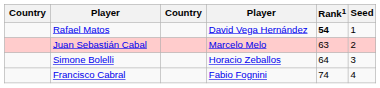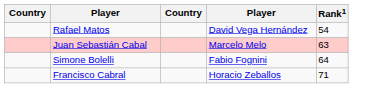- column: (362, 13)
(324, 29) bold -> (324, 29) normal
(245, 60) Horacio Zeballos -> (238, 60) Fabio Fognini
(238, 75) Fabio Fognini -> (245, 75) Horacio Zeballos
(324, 75) 74 -> (324, 75) 71
